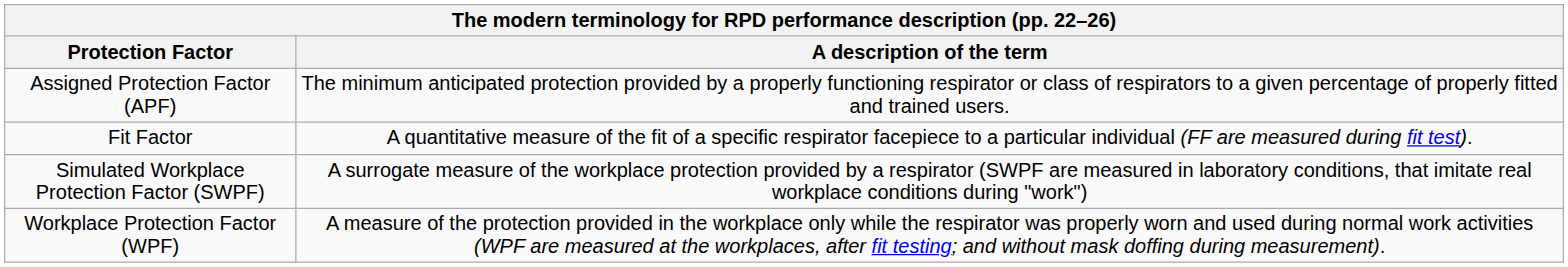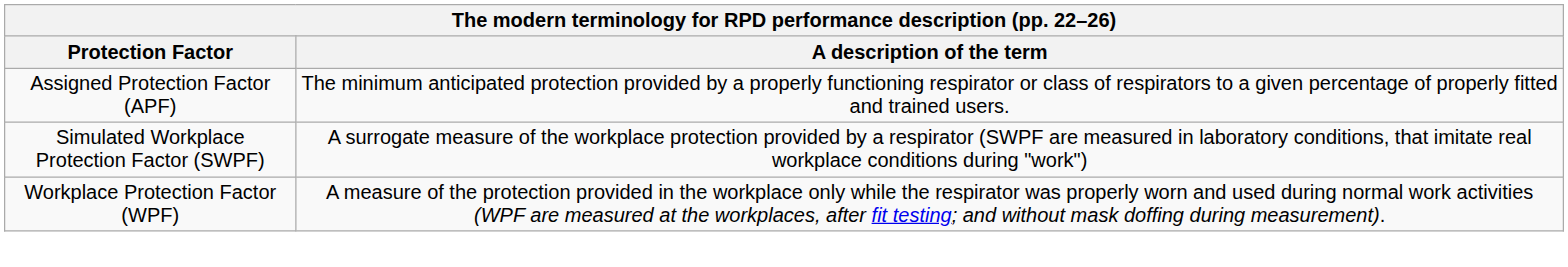- row: (150, 138)
